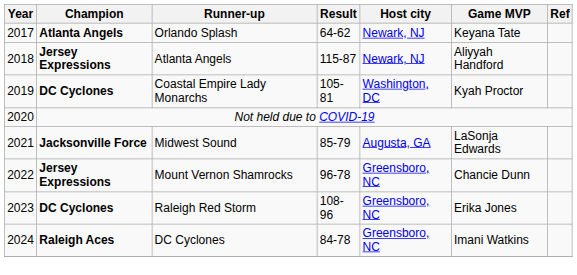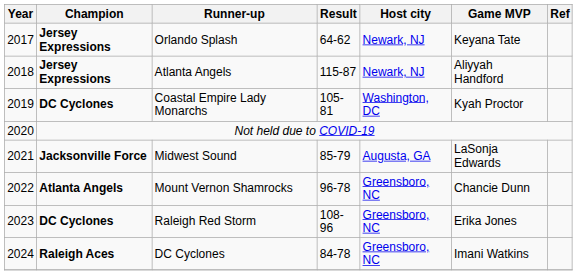(81, 33) Atlanta Angels -> (75, 39) Jersey Expressions
(75, 175) Jersey Expressions -> (81, 188) Atlanta Angels
